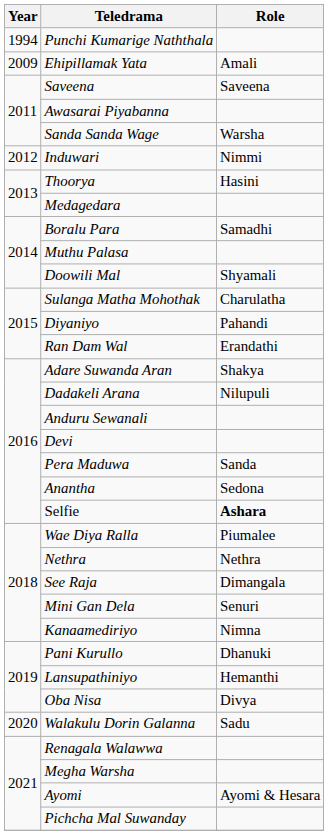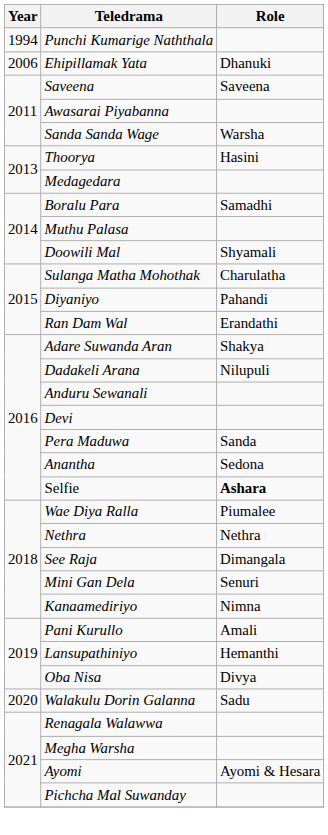(23, 63) 2009 -> (23, 63) 2006
(239, 63) Amali -> (246, 63) Dhanuki
- row: (72, 157)
(246, 653) Dhanuki -> (239, 629) Amali
